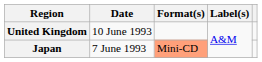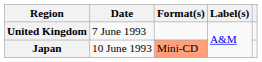(122, 31) 10 June 1993 -> (119, 31) 7 June 1993
(119, 48) 7 June 1993 -> (122, 48) 10 June 1993
